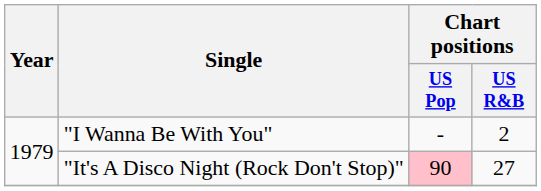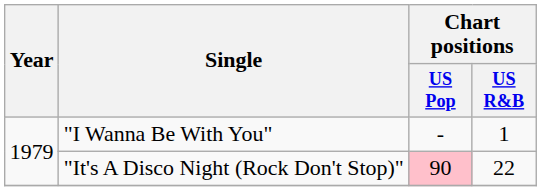(504, 133) 2 -> (504, 133) 1
(504, 168) 27 -> (504, 168) 22
